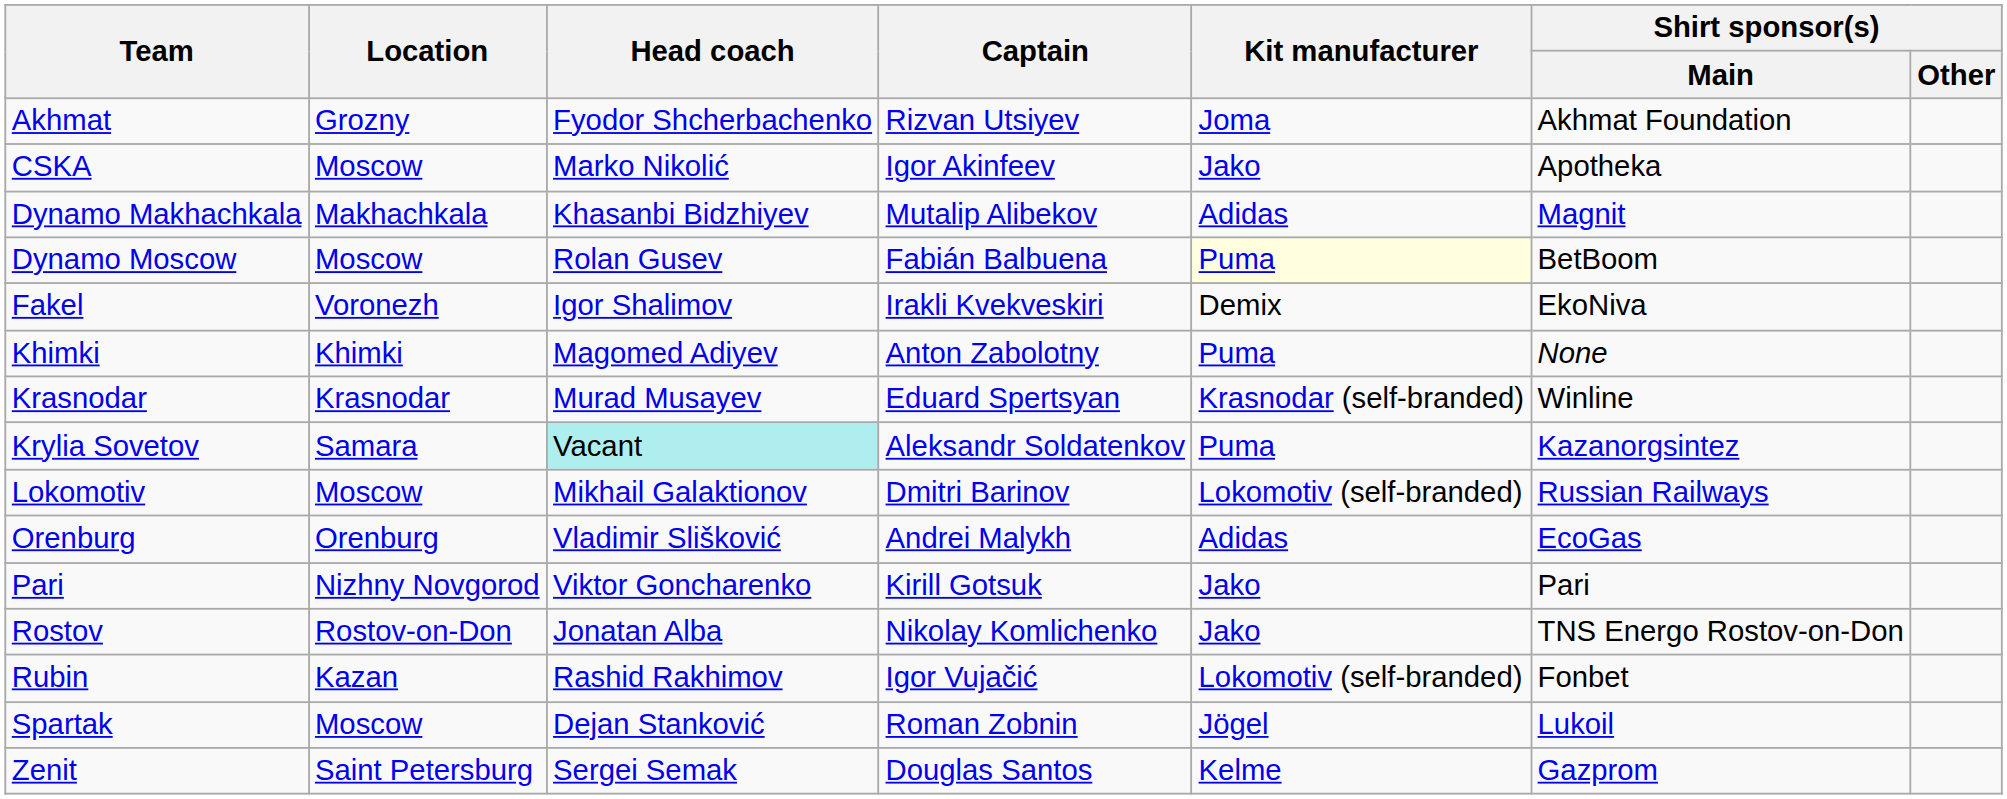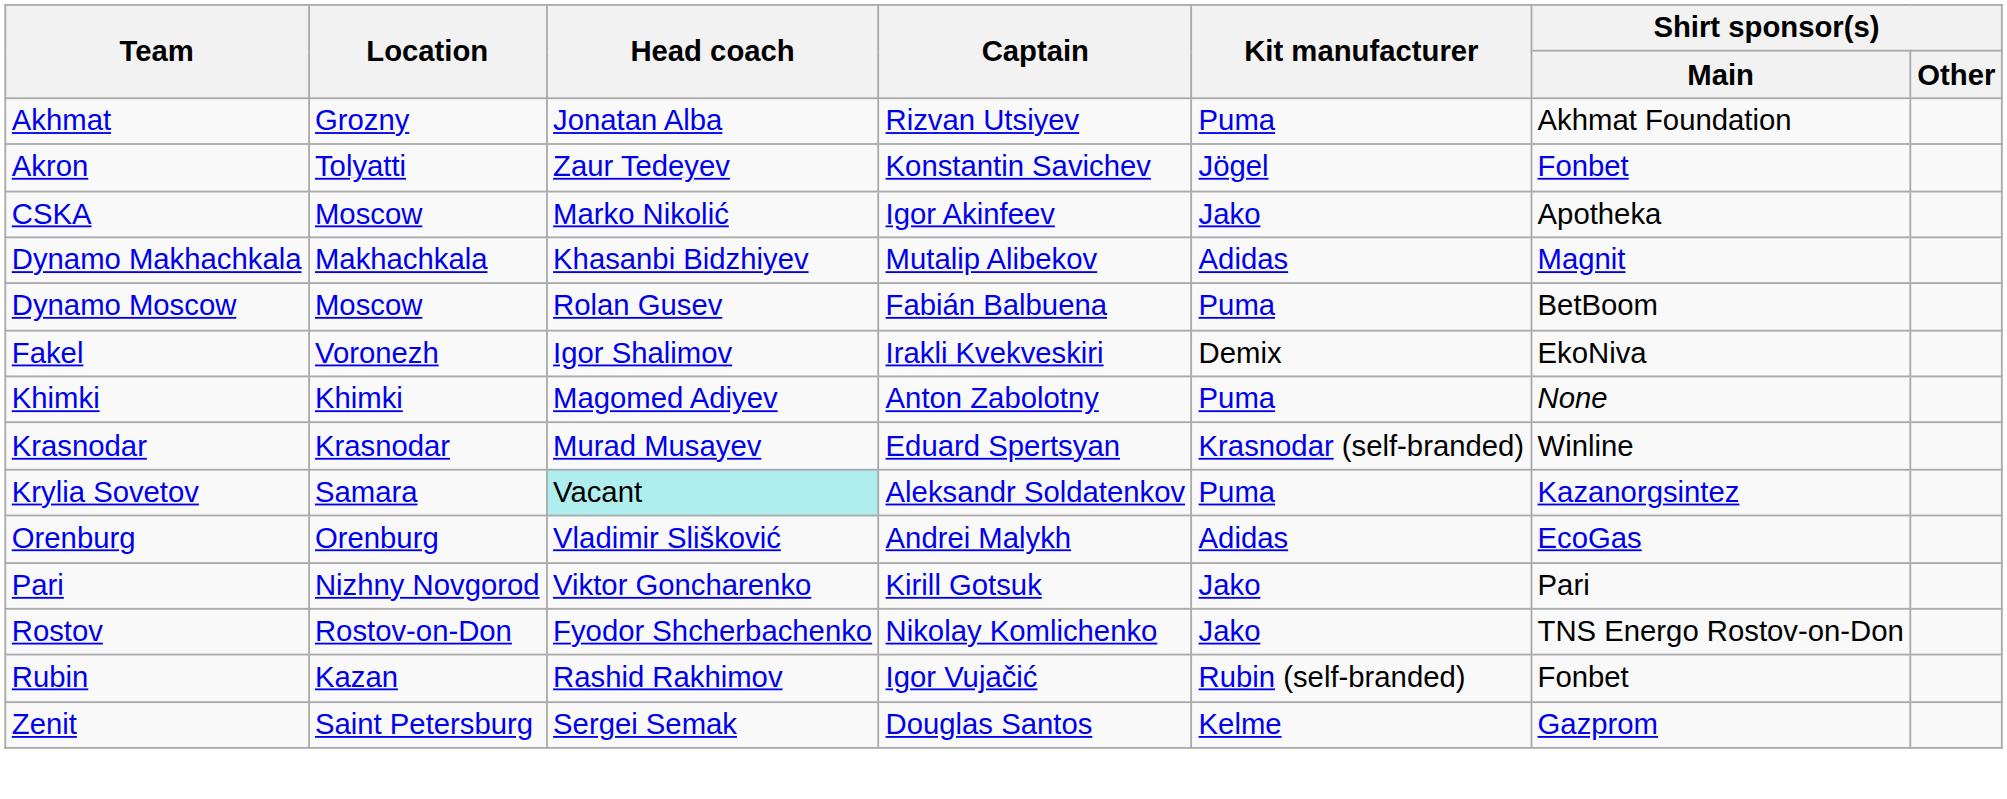(713, 120) Fyodor Shcherbachenko -> (638, 120) Jonatan Alba
(1234, 120) Joma -> (1237, 120) Puma
+ row: (50, 167)
(1237, 259) lightyellow background -> (1237, 306) no background
- row: (79, 492)
(638, 631) Jonatan Alba -> (713, 631) Fyodor Shcherbachenko
(1360, 677) Lokomotiv (self-branded) -> (1332, 677) Rubin (self-branded)
- row: (62, 724)
